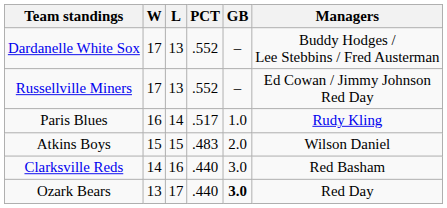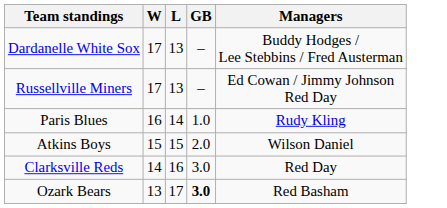- column: (205, 16)
(347, 167) Red Basham -> (311, 167) Red Day
(347, 191) Red Day -> (311, 191) Red Basham
